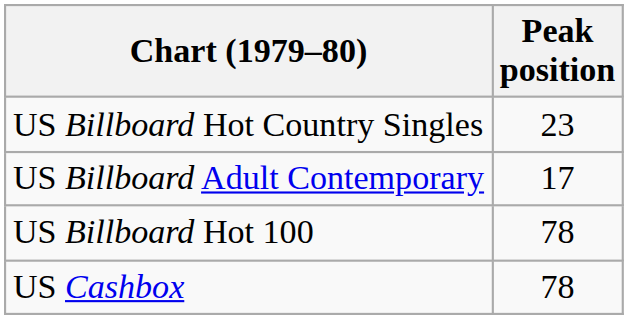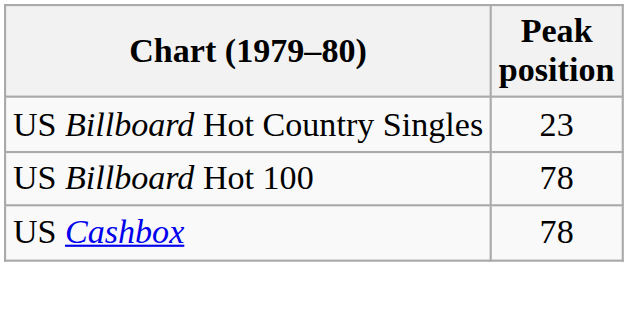- row: (249, 177)
